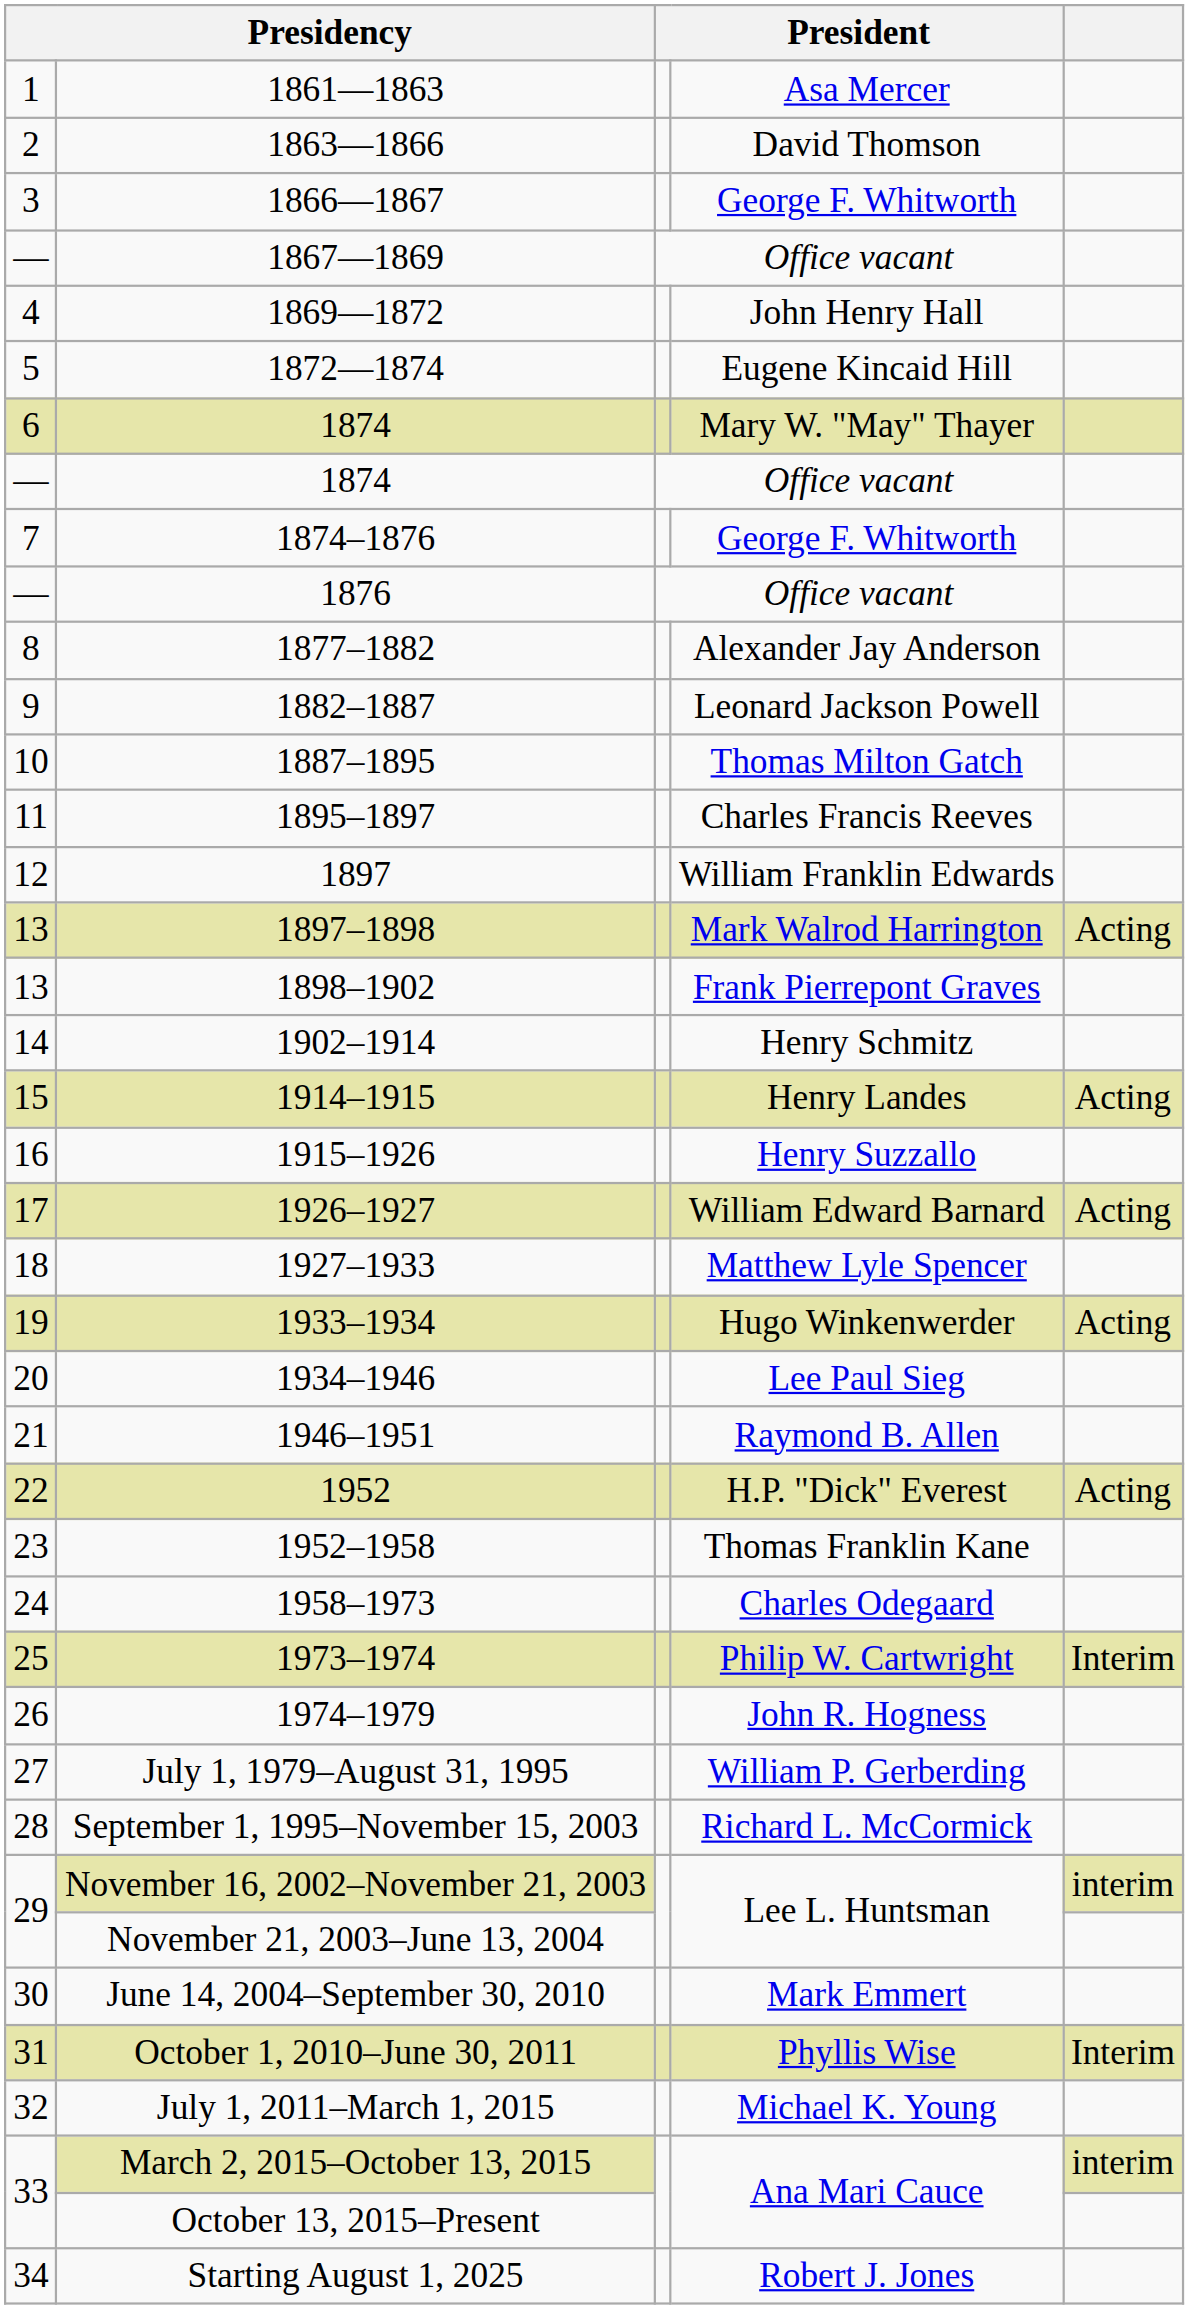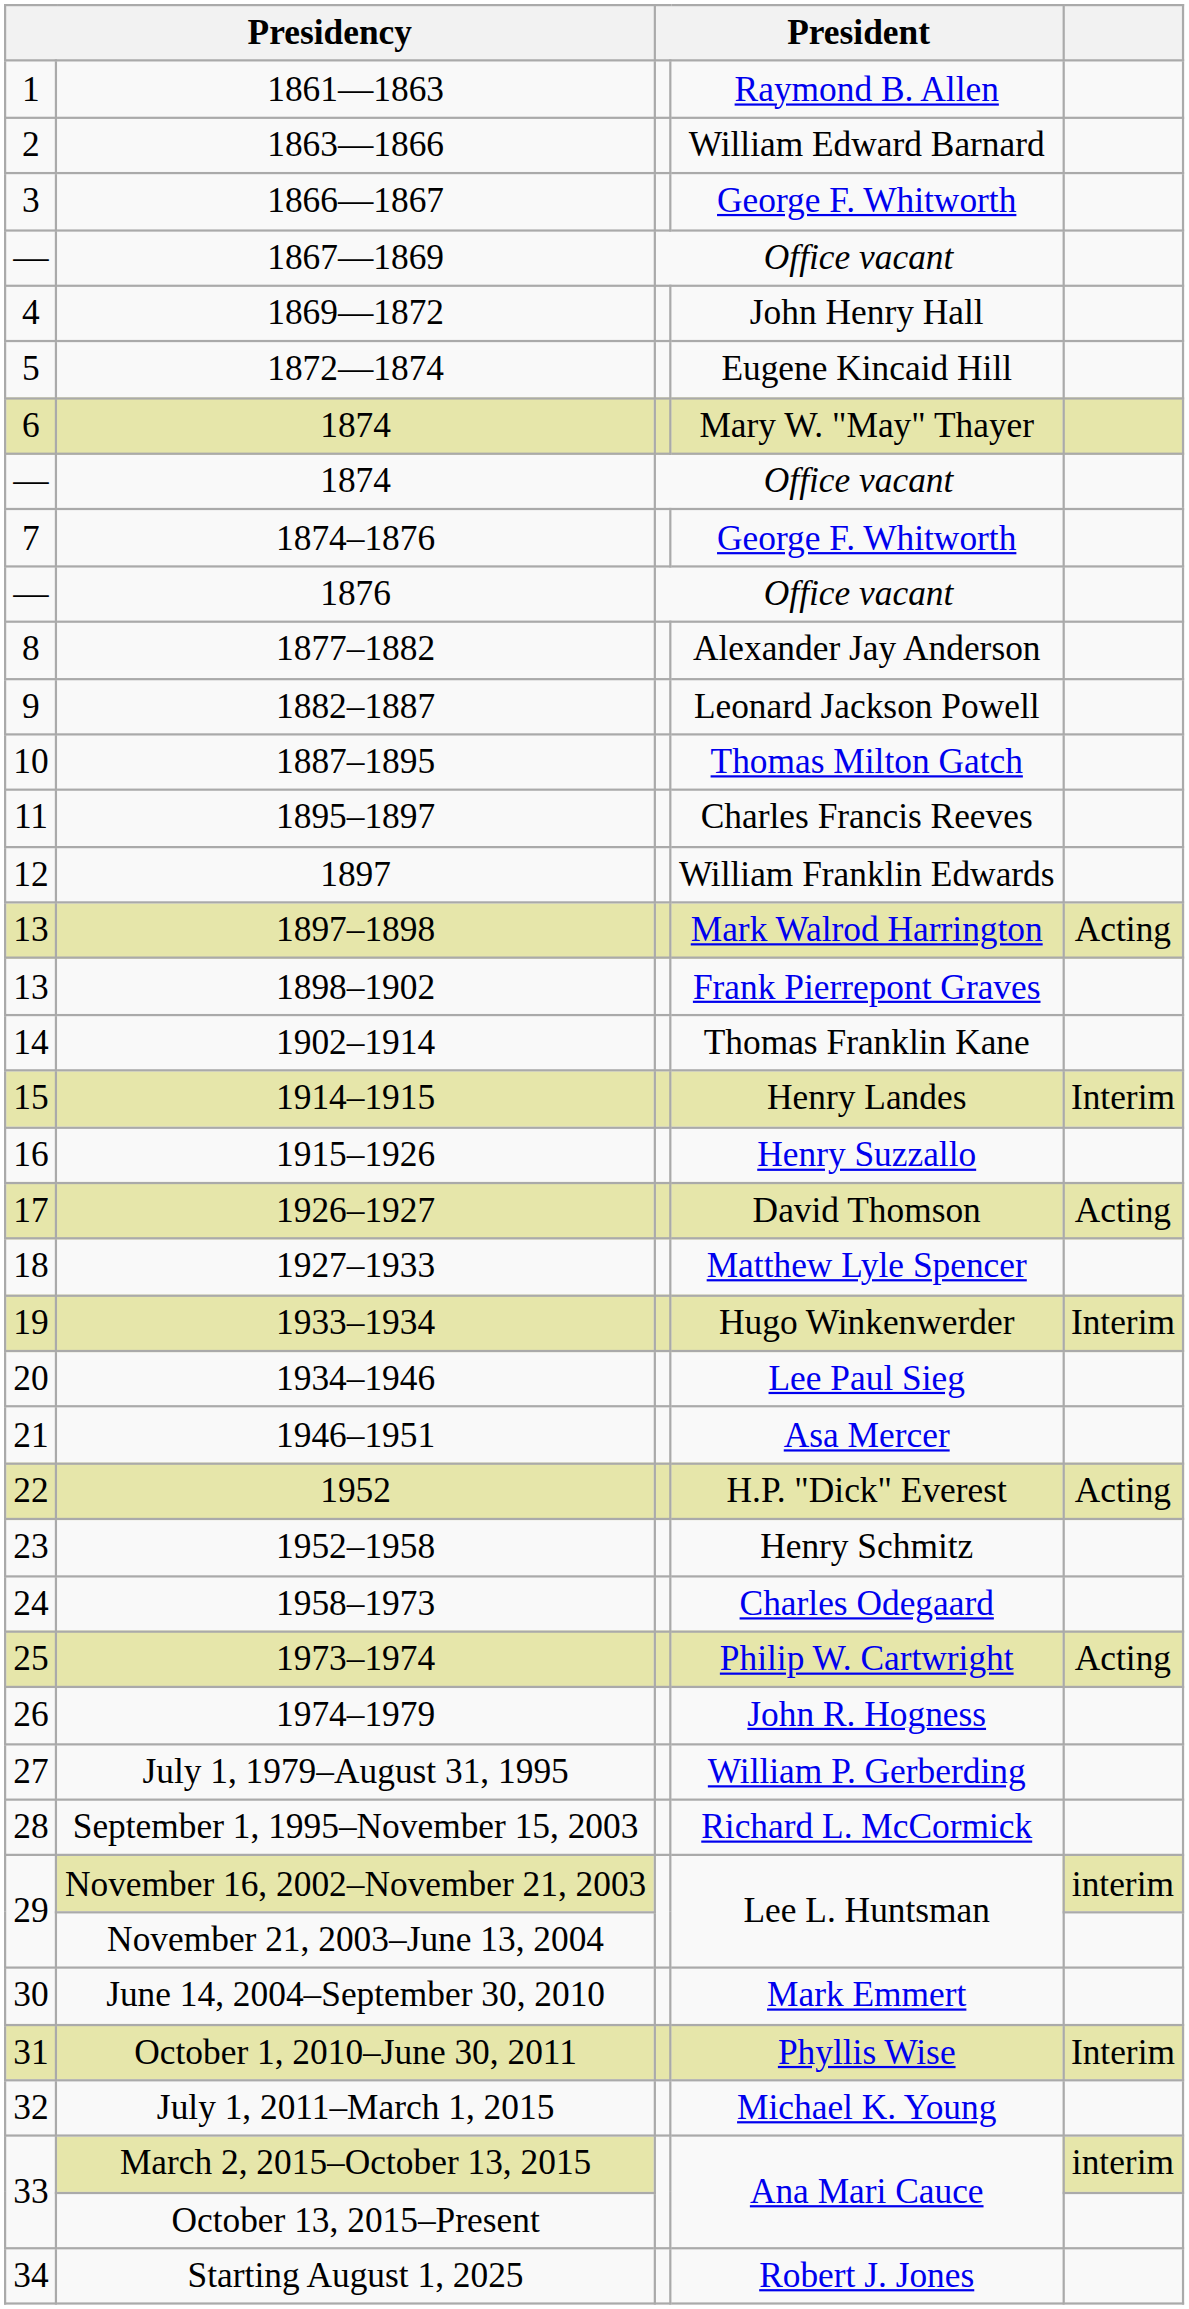(867, 88) Asa Mercer -> (867, 88) Raymond B. Allen
(867, 144) David Thomson -> (867, 144) William Edward Barnard
(867, 1041) Henry Schmitz -> (867, 1041) Thomas Franklin Kane
(1123, 1098) Acting -> (1123, 1098) Interim
(867, 1210) William Edward Barnard -> (867, 1210) David Thomson
(1123, 1322) Acting -> (1123, 1322) Interim
(867, 1434) Raymond B. Allen -> (867, 1434) Asa Mercer
(867, 1546) Thomas Franklin Kane -> (867, 1546) Henry Schmitz
(1123, 1658) Interim -> (1123, 1658) Acting
